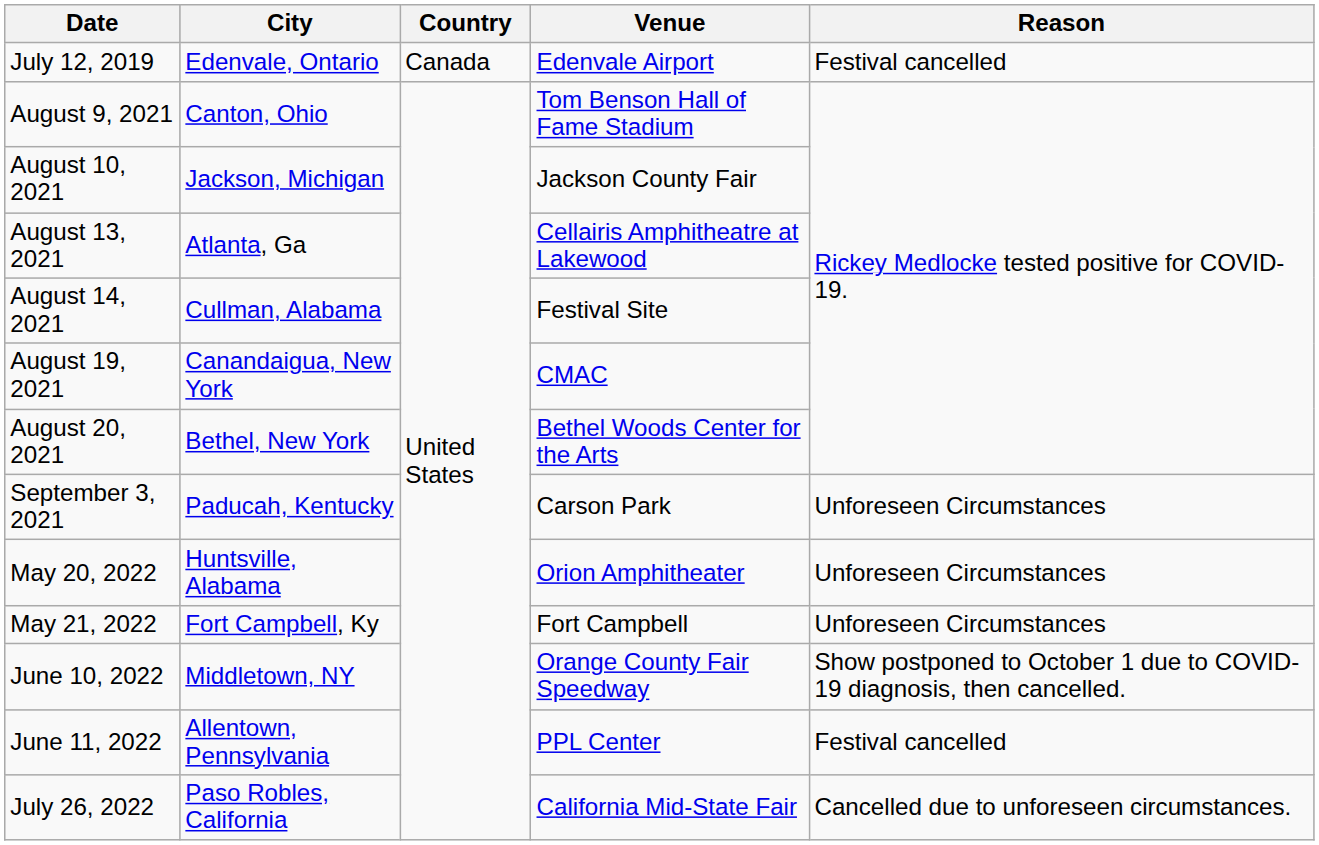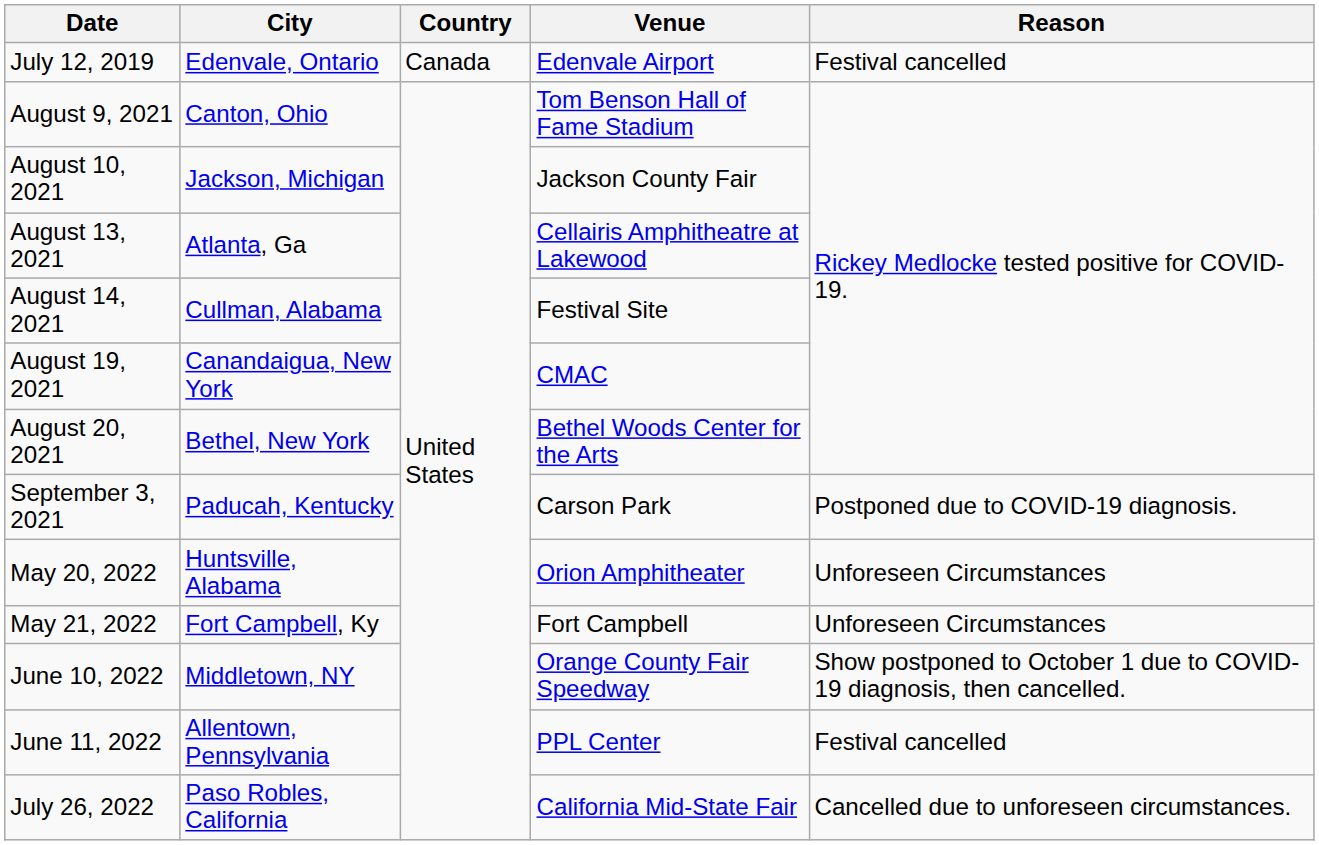(960, 506) Unforeseen Circumstances -> (1026, 506) Postponed due to COVID-19 diagnosis.
